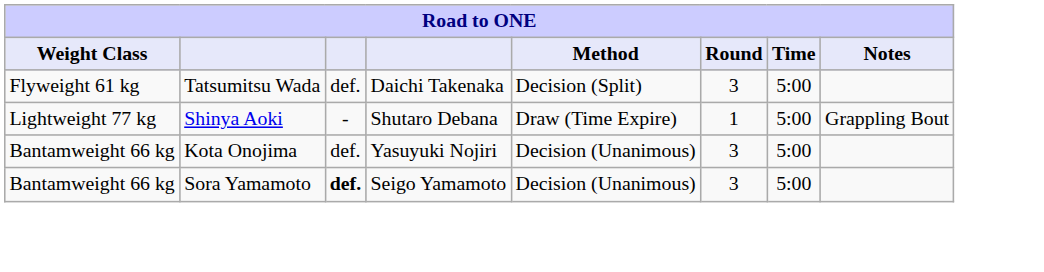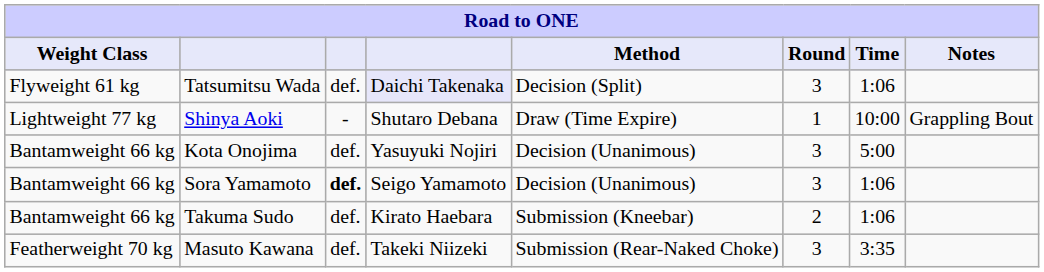(437, 86) no background -> (437, 86) lavender background
(794, 86) 5:00 -> (877, 86) 1:06
(794, 118) 5:00 -> (877, 118) 10:00
(794, 184) 5:00 -> (877, 184) 1:06
+ row: (239, 216)
+ row: (249, 249)
